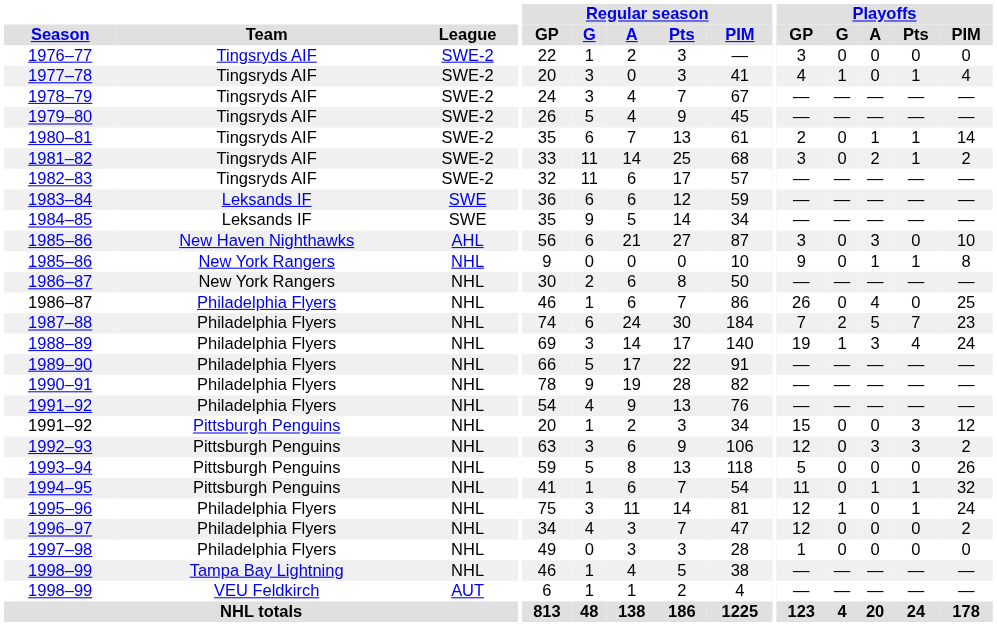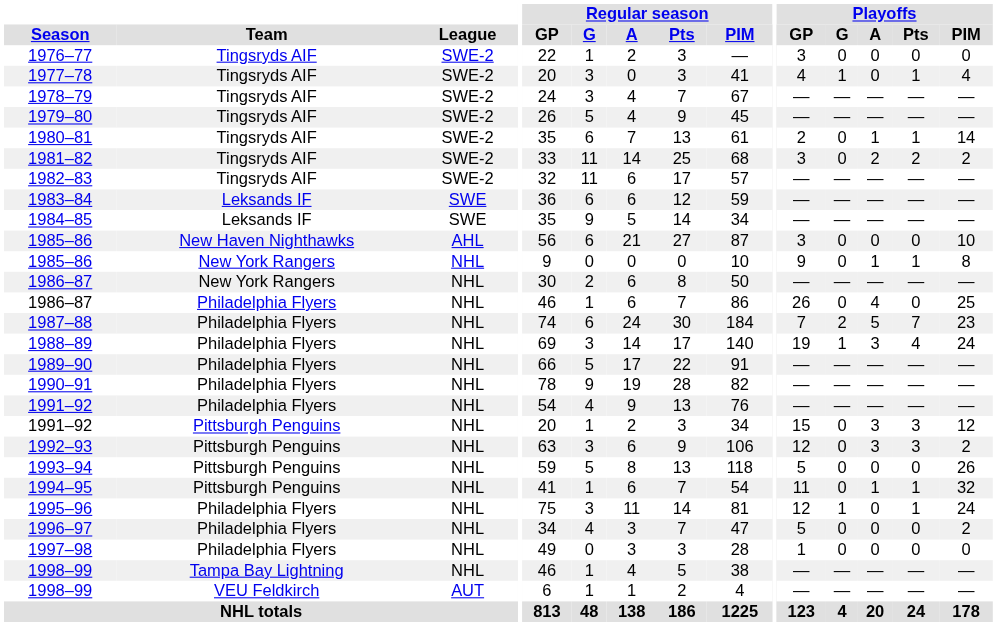(916, 158) 1 -> (916, 158) 2
(875, 240) 3 -> (875, 240) 0
(875, 426) 0 -> (875, 426) 3
(801, 529) 12 -> (801, 529) 5
